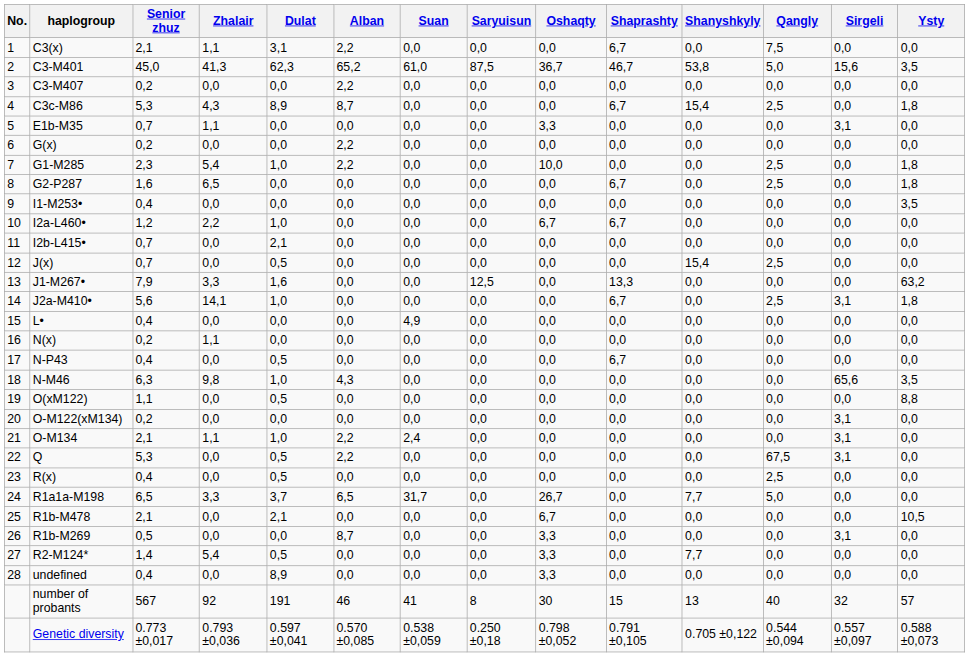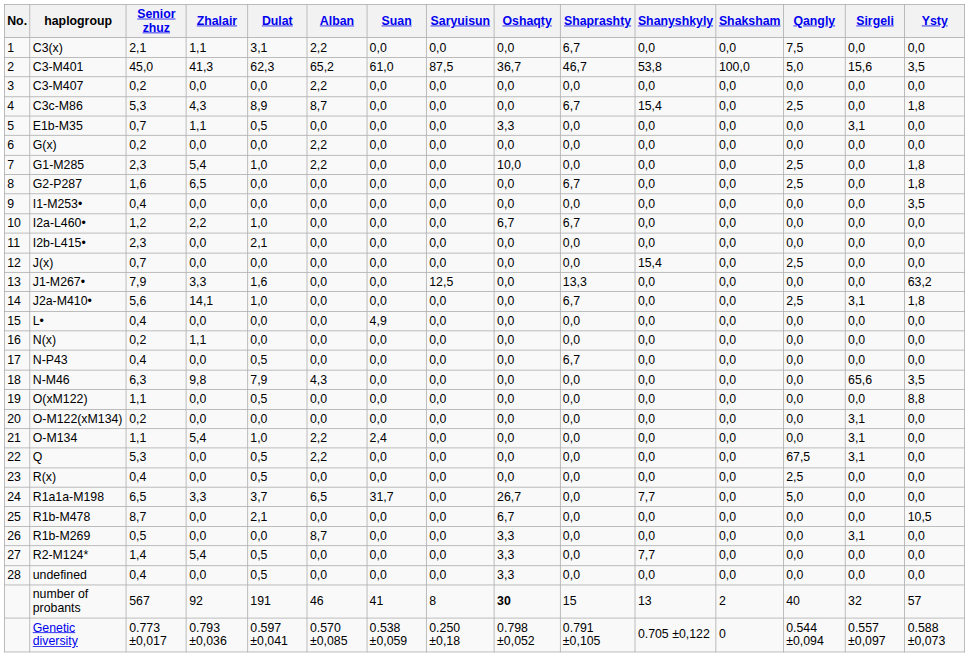+ column: (750, 21)
(278, 125) 0,0 -> (259, 125) 0,5
(144, 243) 0,7 -> (138, 243) 2,3
(278, 262) 0,5 -> (259, 262) 0,0
(278, 379) 1,0 -> (259, 379) 7,9
(144, 438) 2,1 -> (138, 438) 1,1
(211, 438) 1,1 -> (198, 438) 5,4
(144, 516) 2,1 -> (138, 516) 8,7
(278, 575) 8,9 -> (259, 575) 0,5
(546, 601) normal -> (504, 601) bold
